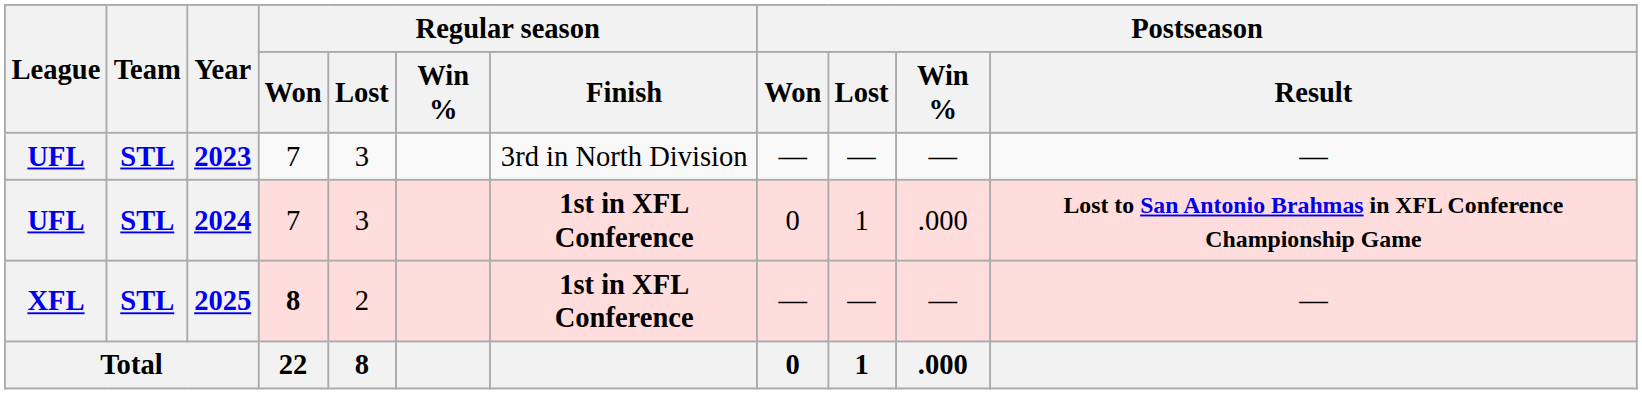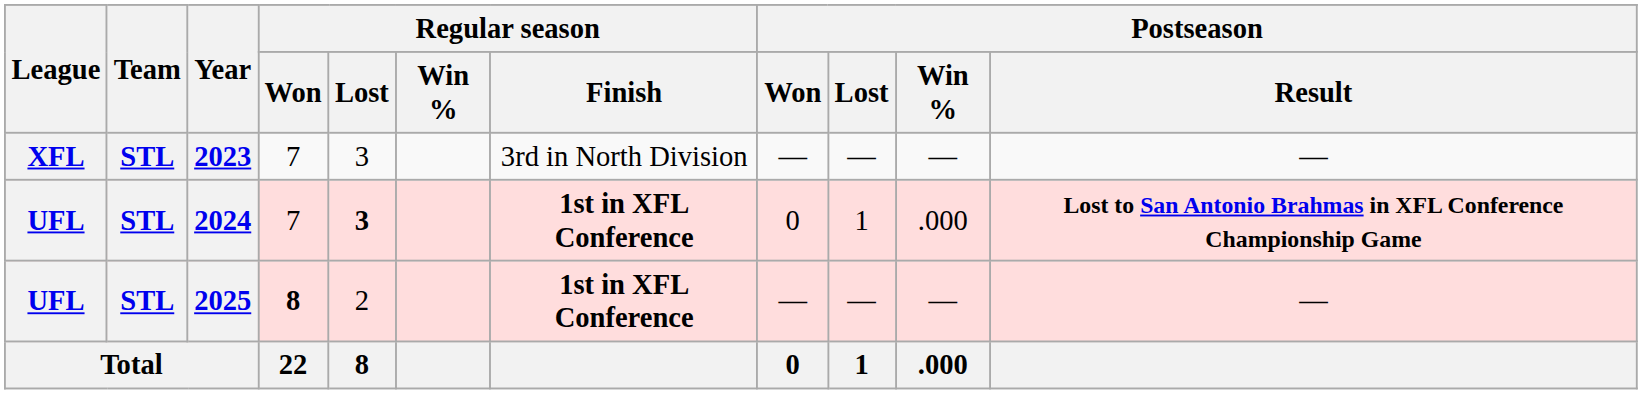(56, 156) UFL -> (56, 156) XFL
(362, 220) normal -> (362, 220) bold
(56, 301) XFL -> (56, 301) UFL
